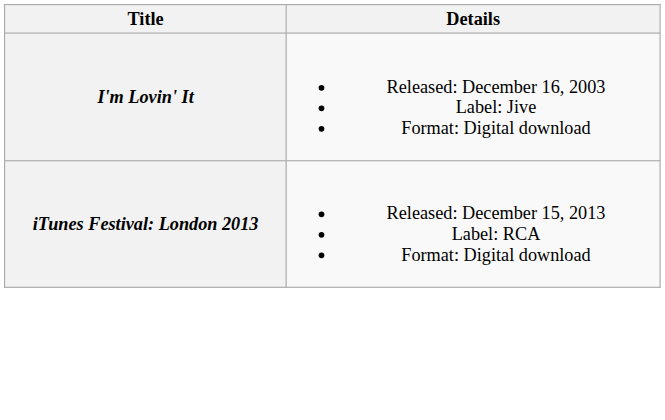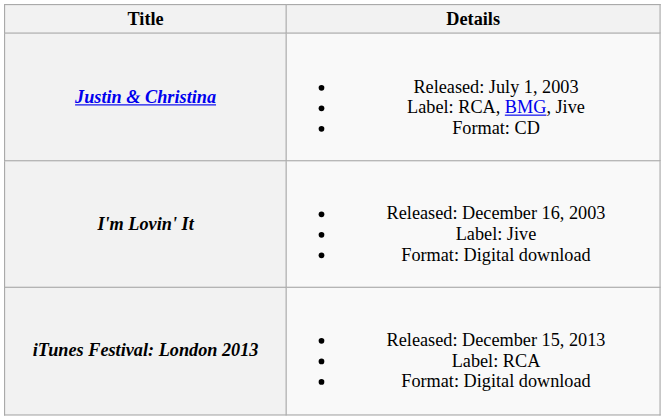+ row: (146, 96)
